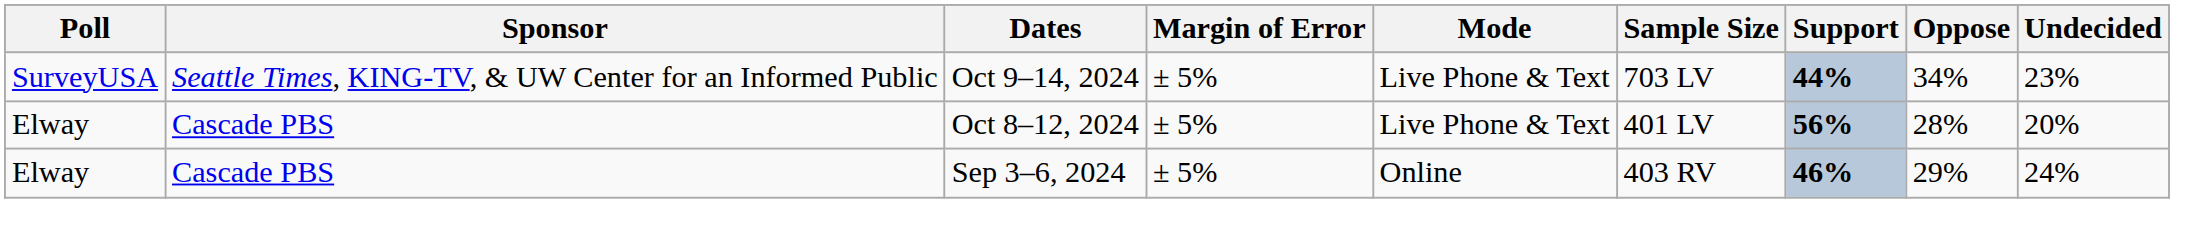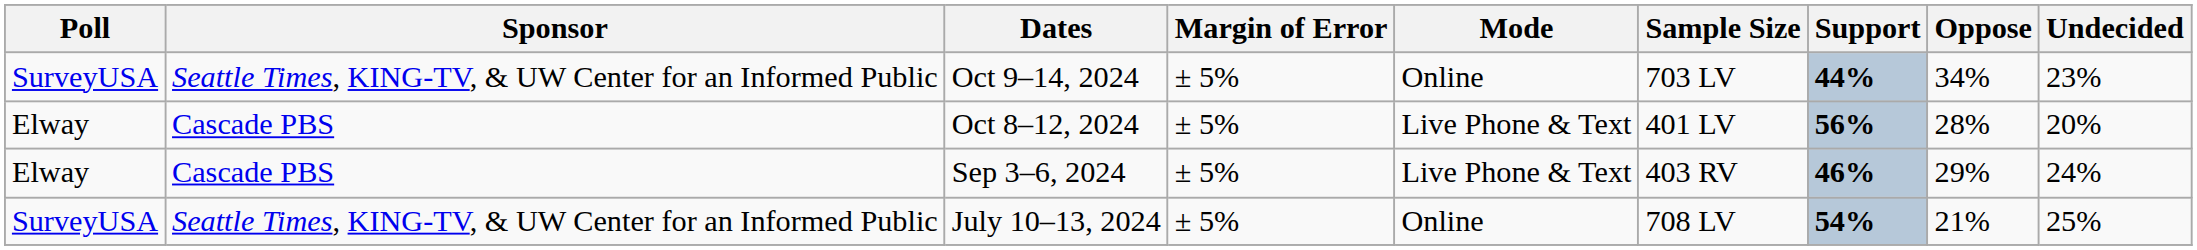(1495, 76) Live Phone & Text -> (1443, 76) Online
(1421, 172) Online -> (1516, 172) Live Phone & Text
+ row: (1056, 220)
